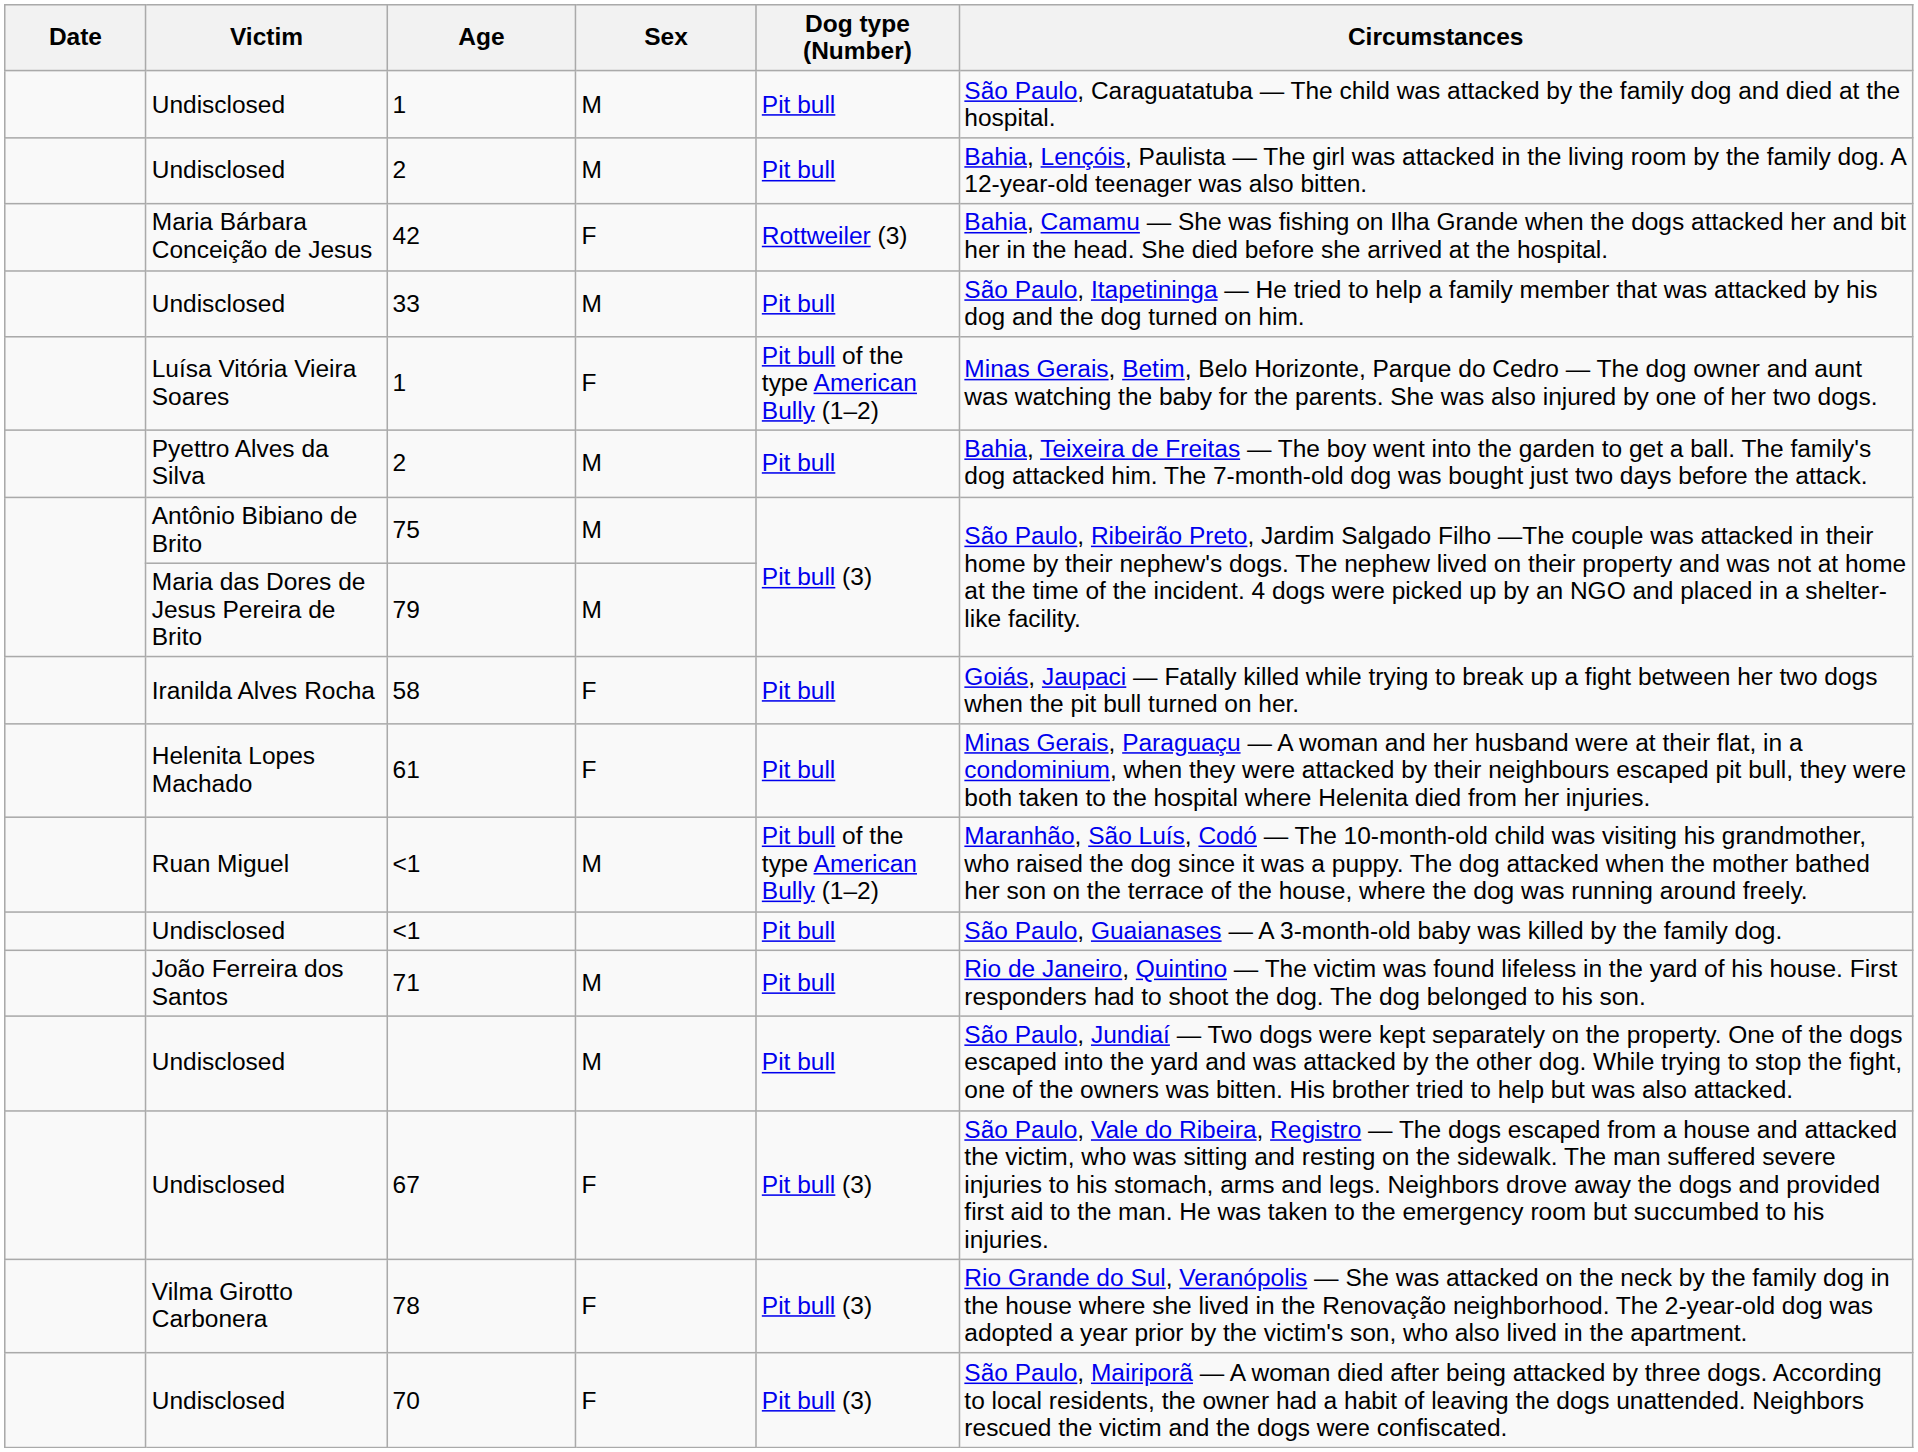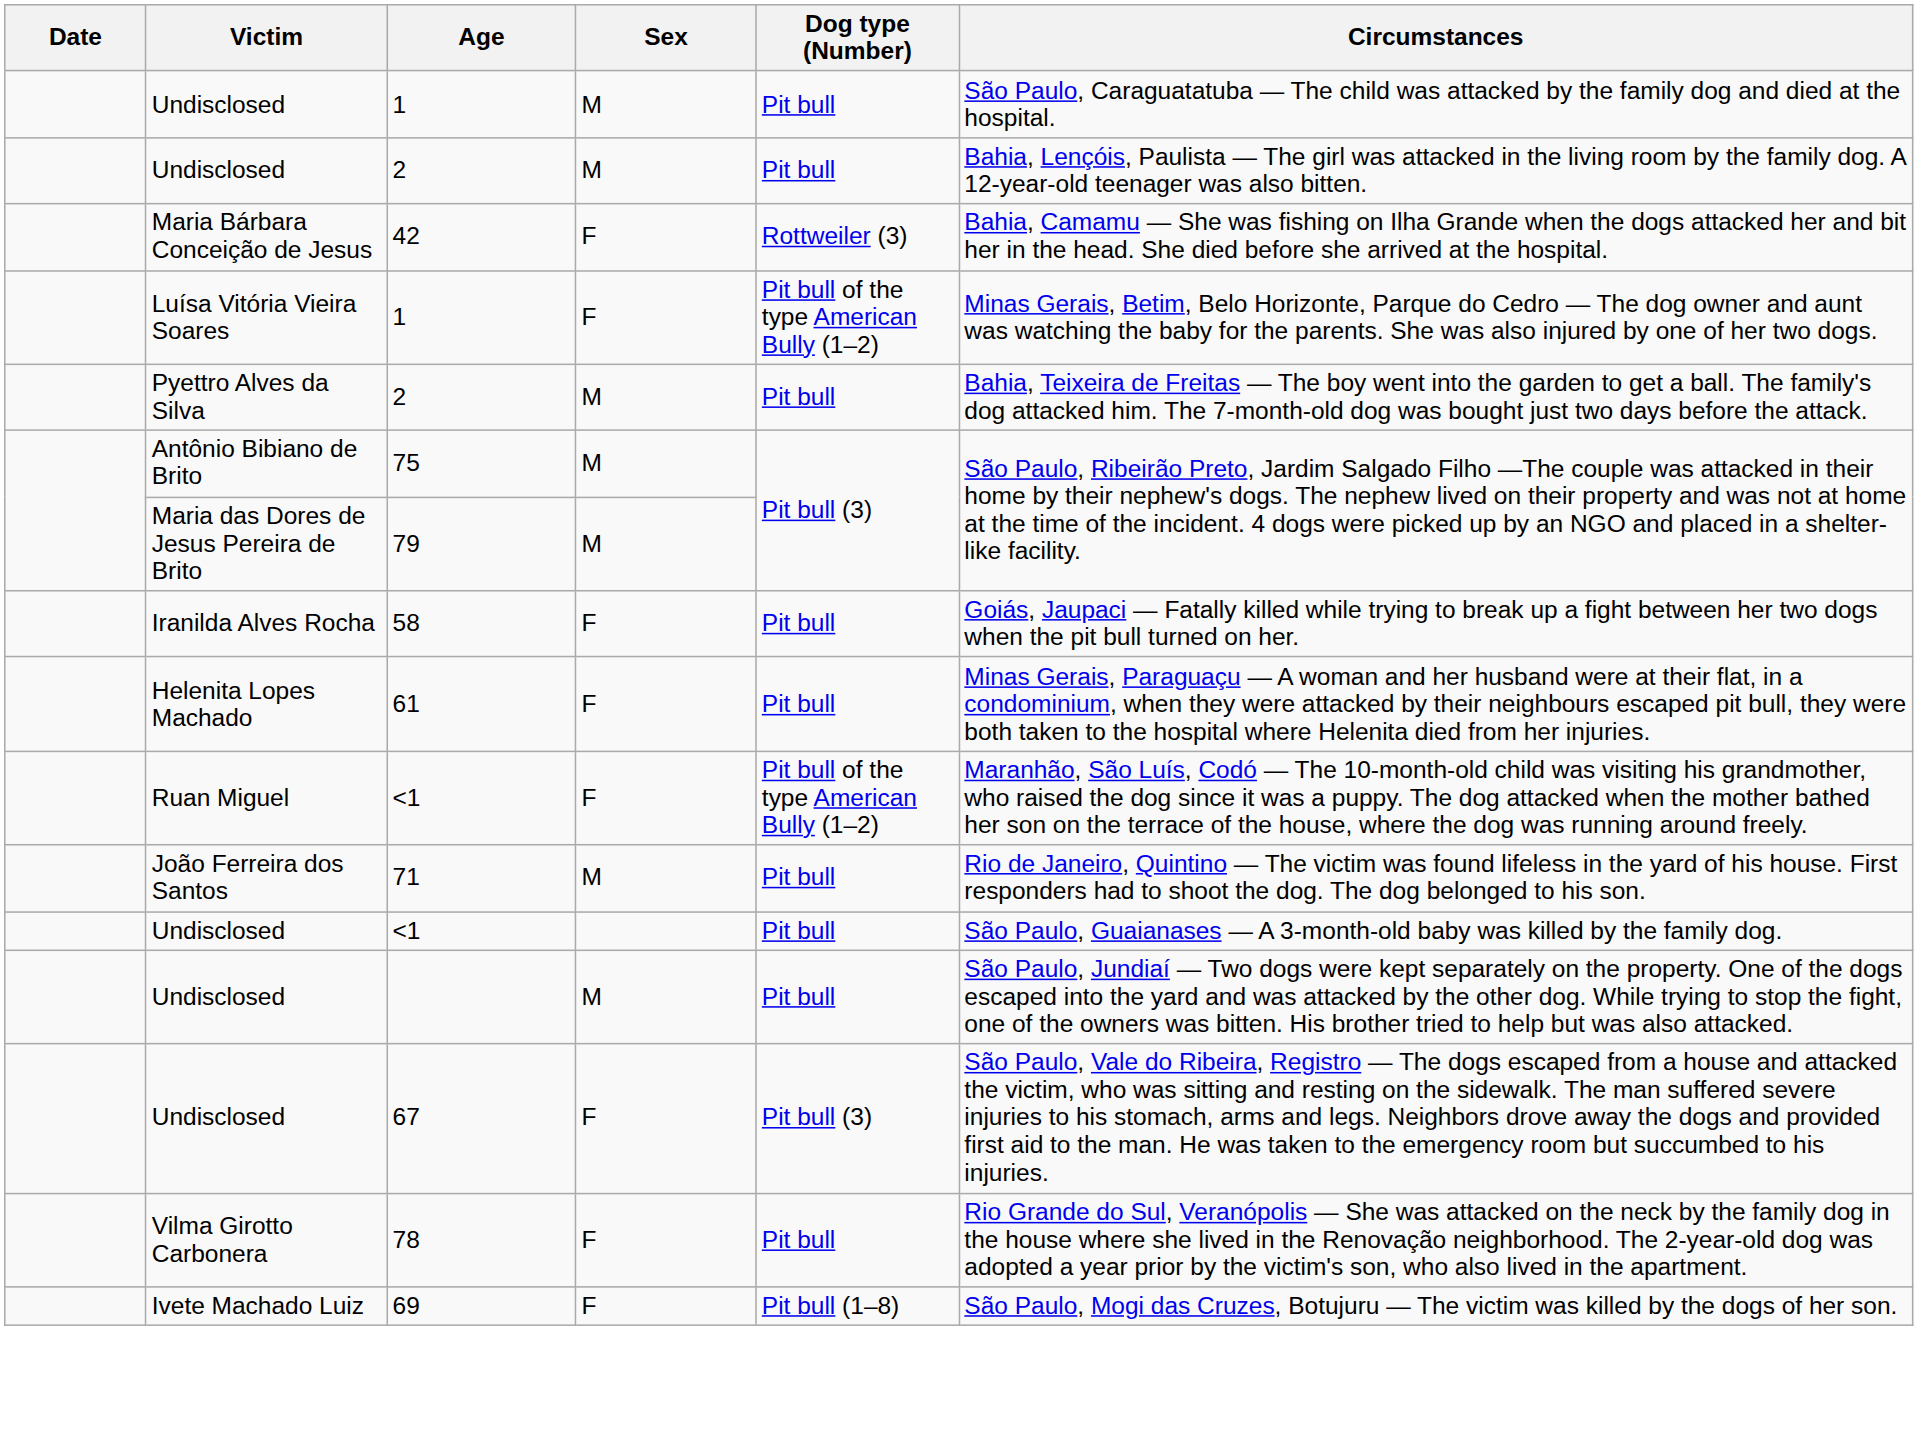- row: (218, 303)
(592, 864) M -> (589, 797) F
rows swapped: (218, 930) <-> (248, 983)
(817, 1306) Pit bull (3) -> (799, 1239) Pit bull
+ row: (258, 1306)
- row: (218, 1399)
